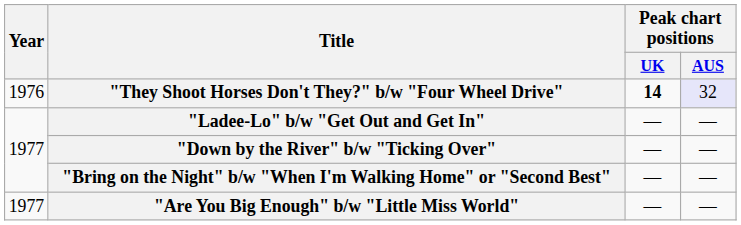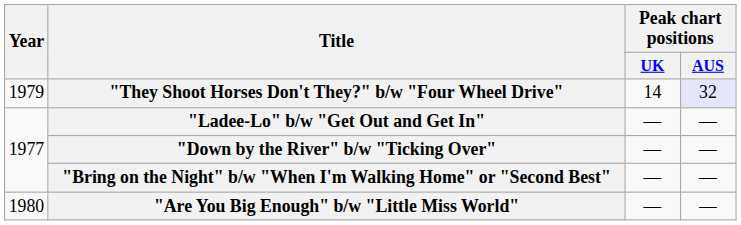(26, 93) 1976 -> (26, 93) 1979
(652, 93) bold -> (652, 93) normal
(26, 205) 1977 -> (26, 205) 1980
